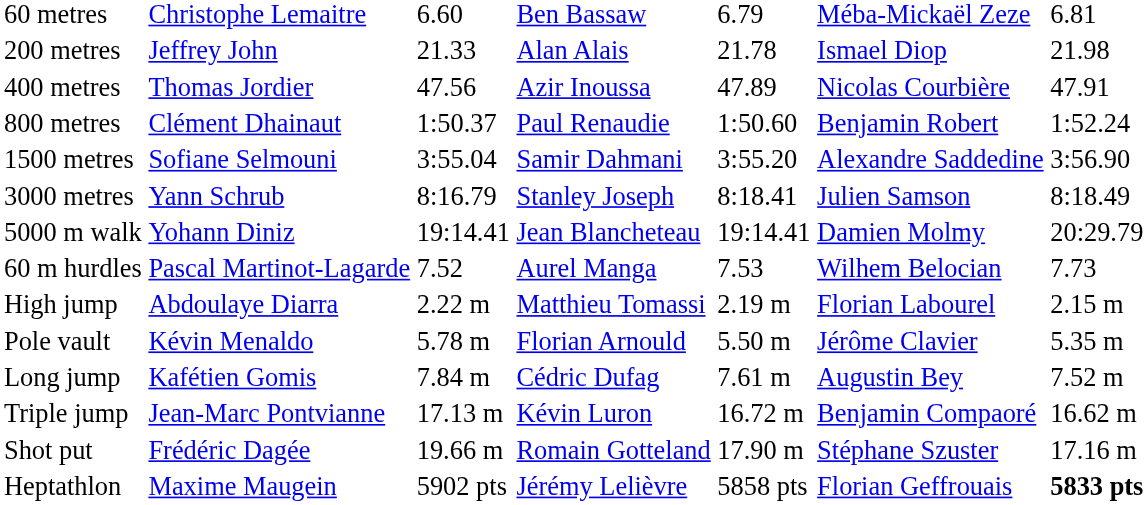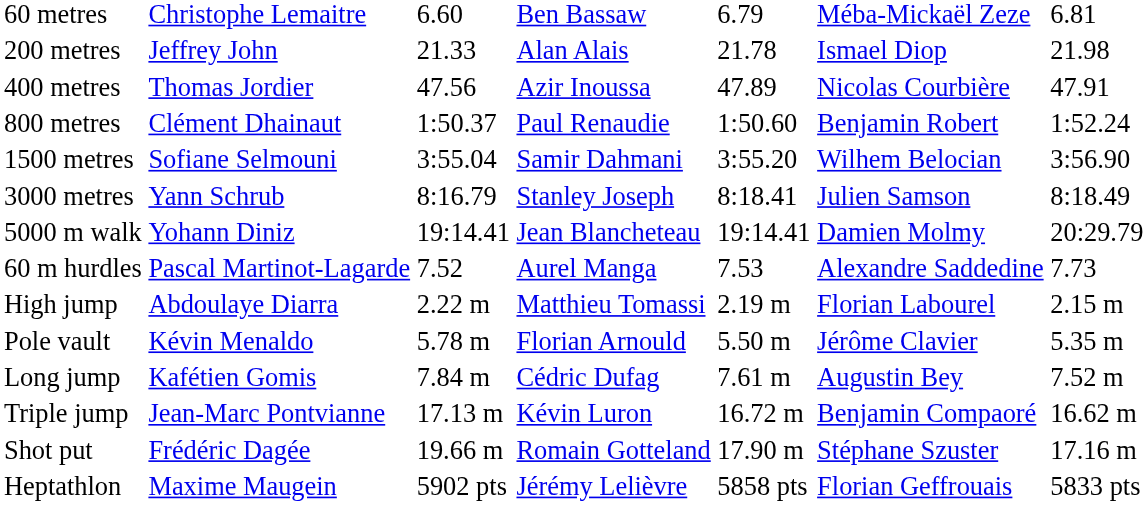(930, 159) Alexandre Saddedine -> (909, 159) Wilhem Belocian
(909, 268) Wilhem Belocian -> (930, 268) Alexandre Saddedine
(1097, 486) bold -> (1095, 486) normal
